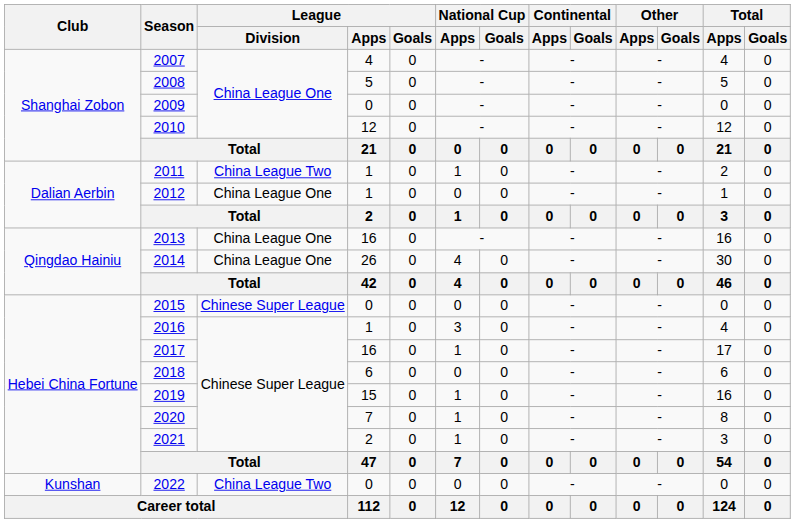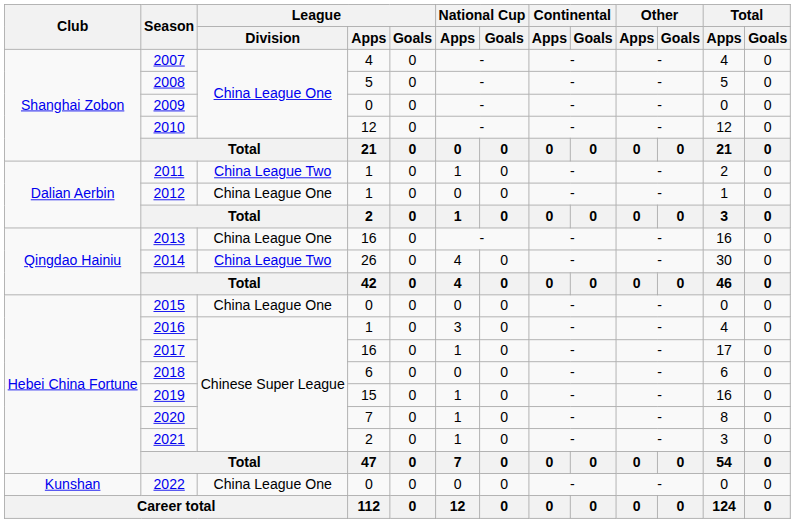(273, 261) China League One -> (273, 261) China League Two
(273, 305) Chinese Super League -> (273, 305) China League One
(273, 484) China League Two -> (273, 484) China League One
